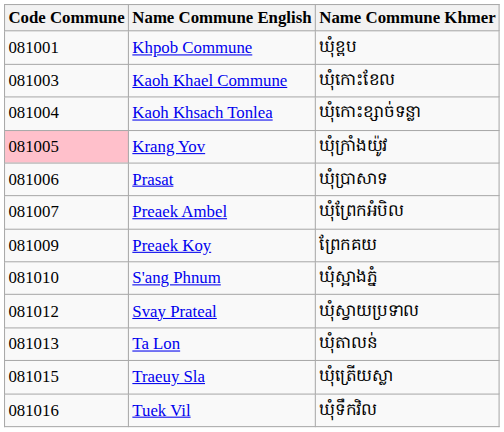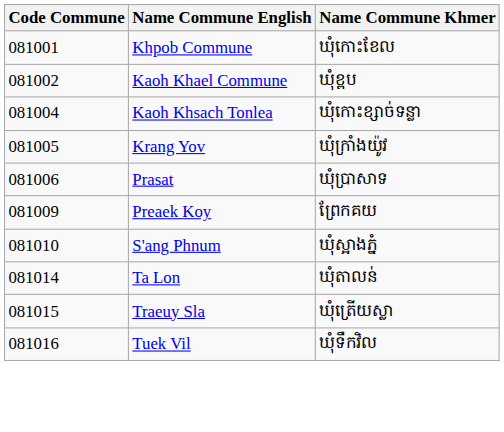(338, 46) ឃុំខ្ពប -> (357, 46) ឃុំកោះខែល
(34, 80) 081003 -> (34, 80) 081002
(357, 79) ឃុំកោះខែល -> (338, 79) ឃុំខ្ពប
(34, 146) pink background -> (34, 146) no background
- row: (180, 212)
- row: (175, 311)
(34, 344) 081013 -> (34, 278) 081014
